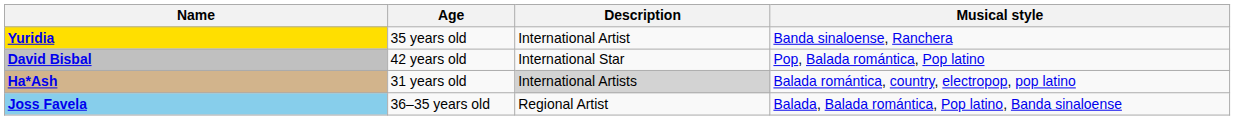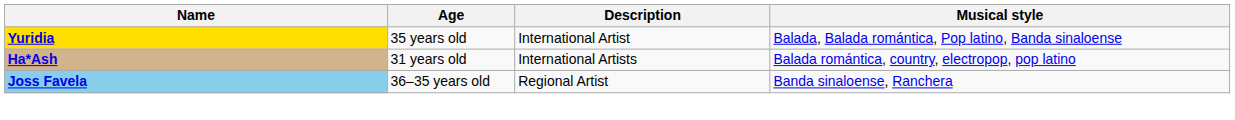(863, 38) Banda sinaloense, Ranchera -> (948, 38) Balada, Balada romántica, Pop latino, Banda sinaloense
- row: (50, 60)
(578, 82) lightgrey background -> (578, 60) no background
(948, 104) Balada, Balada romántica, Pop latino, Banda sinaloense -> (863, 82) Banda sinaloense, Ranchera
